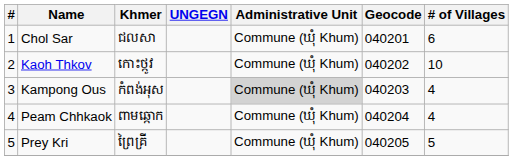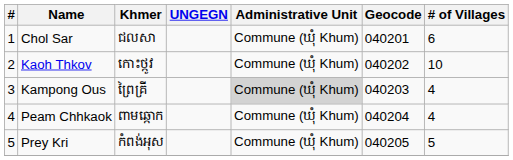(141, 89) កំពង់អុស -> (132, 89) ព្រៃគ្រី
(132, 141) ព្រៃគ្រី -> (141, 141) កំពង់អុស
